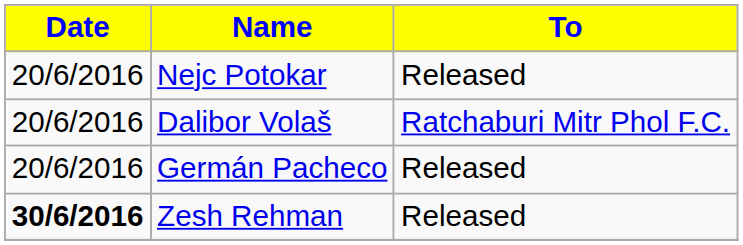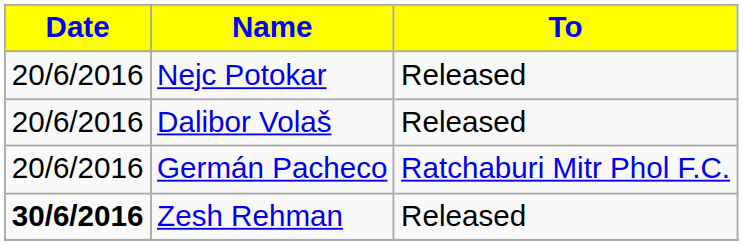(566, 121) Ratchaburi Mitr Phol F.C. -> (464, 121) Released
(464, 168) Released -> (566, 168) Ratchaburi Mitr Phol F.C.
